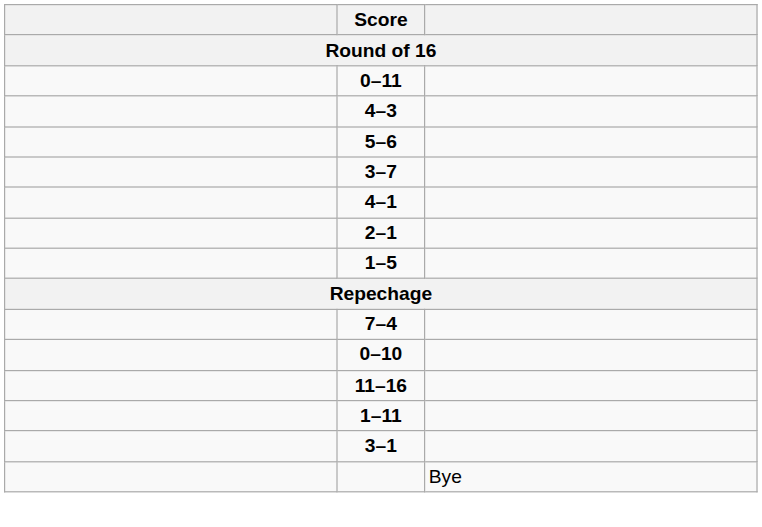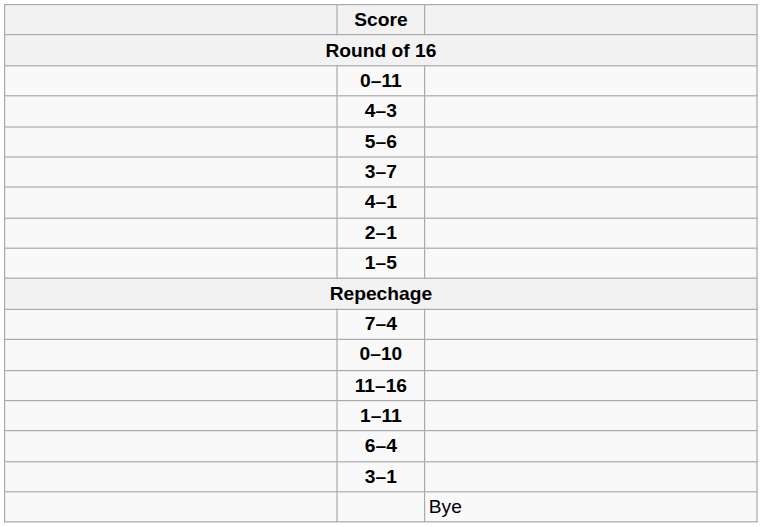+ row: (381, 446)
